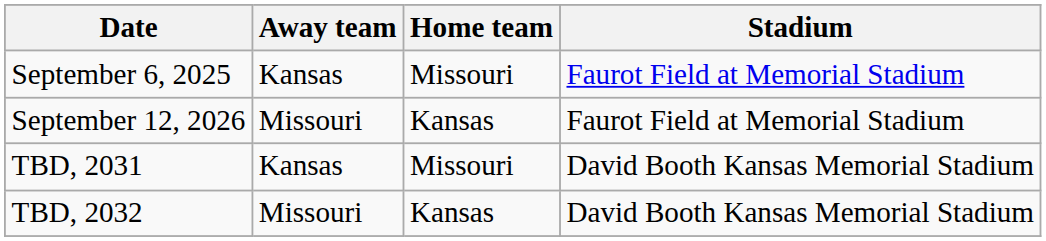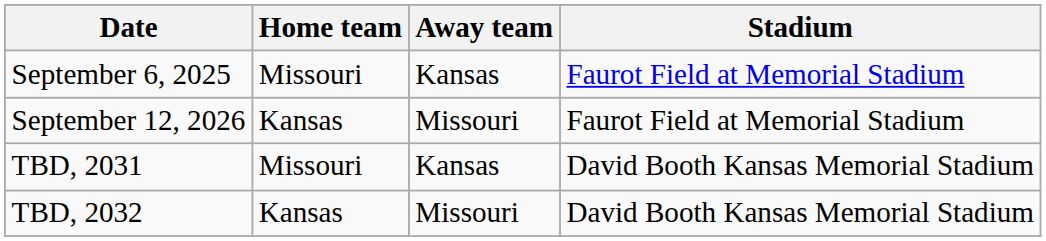columns swapped: (482, 27) <-> (328, 27)
